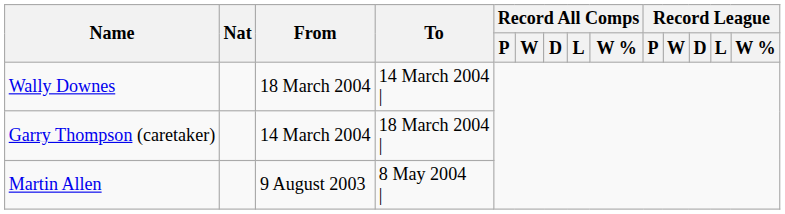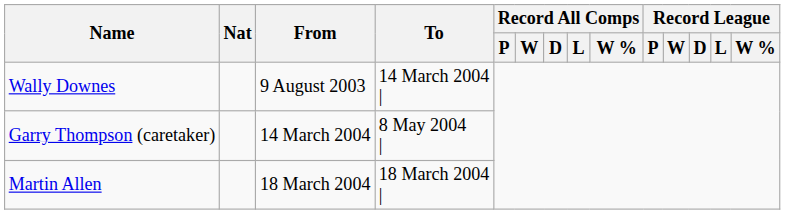(315, 86) 18 March 2004 -> (313, 86) 9 August 2003
(434, 135) 18 March 2004 | -> (423, 135) 8 May 2004 |
(313, 184) 9 August 2003 -> (315, 184) 18 March 2004
(423, 184) 8 May 2004 | -> (434, 184) 18 March 2004 |
